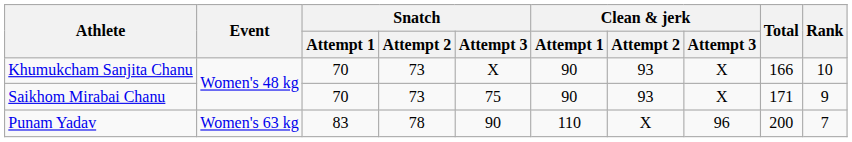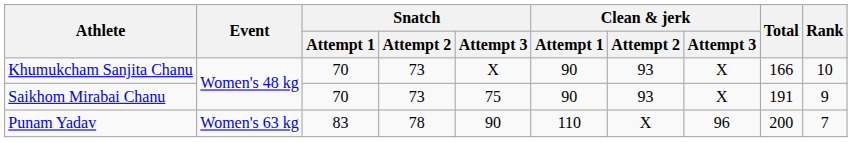(781, 97) 171 -> (781, 97) 191
